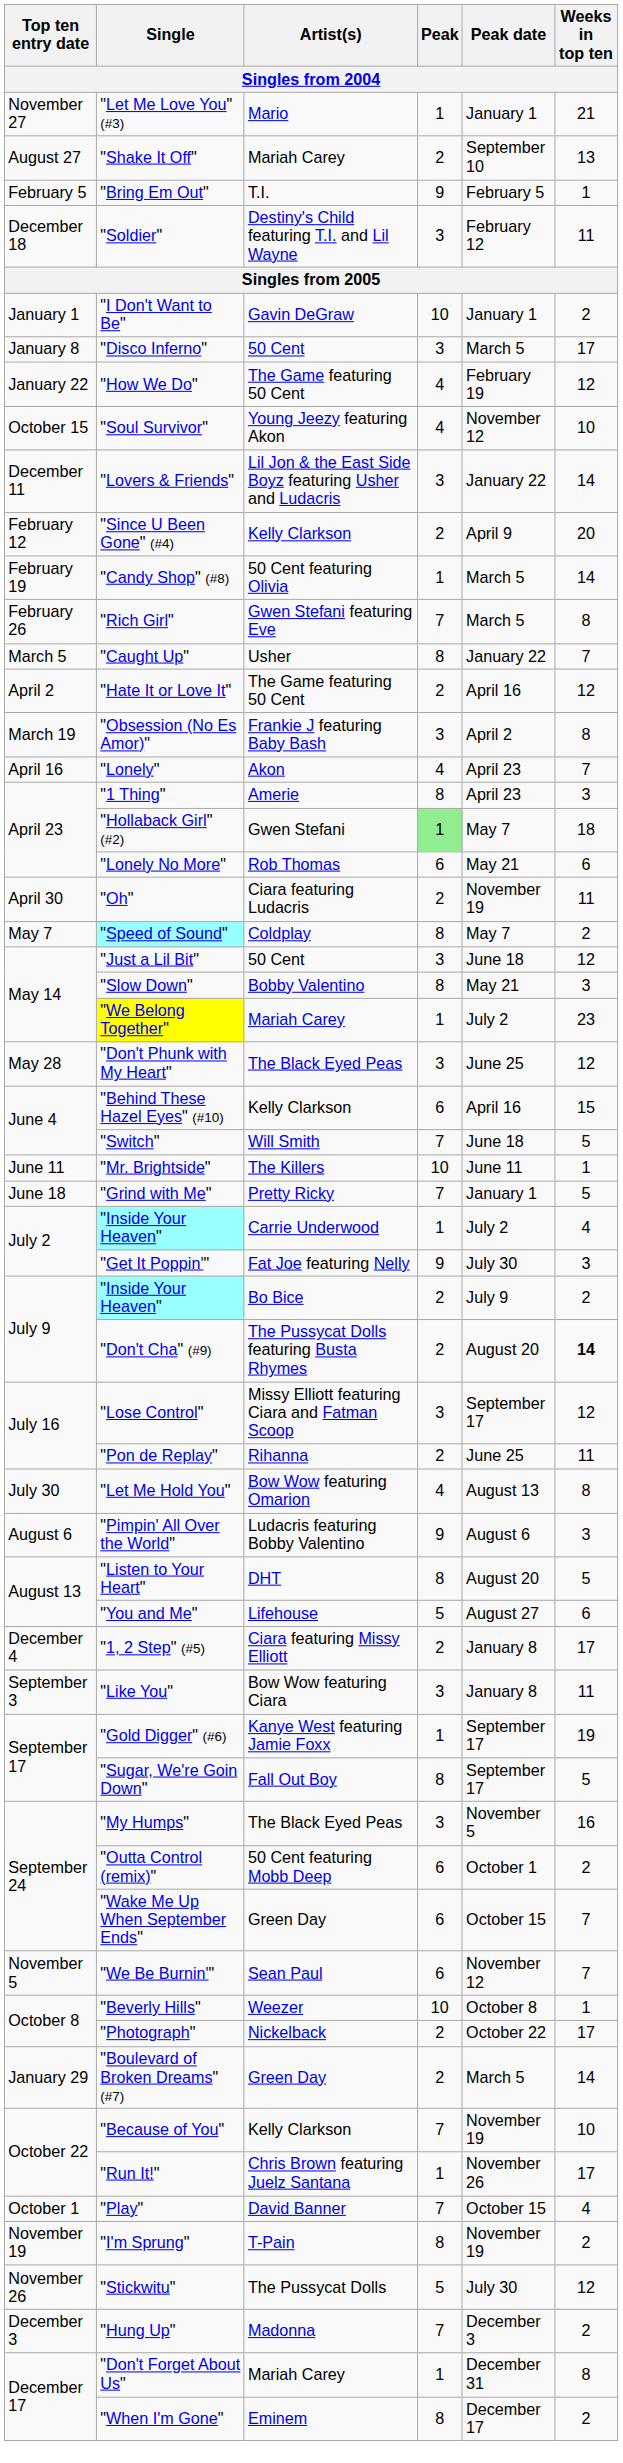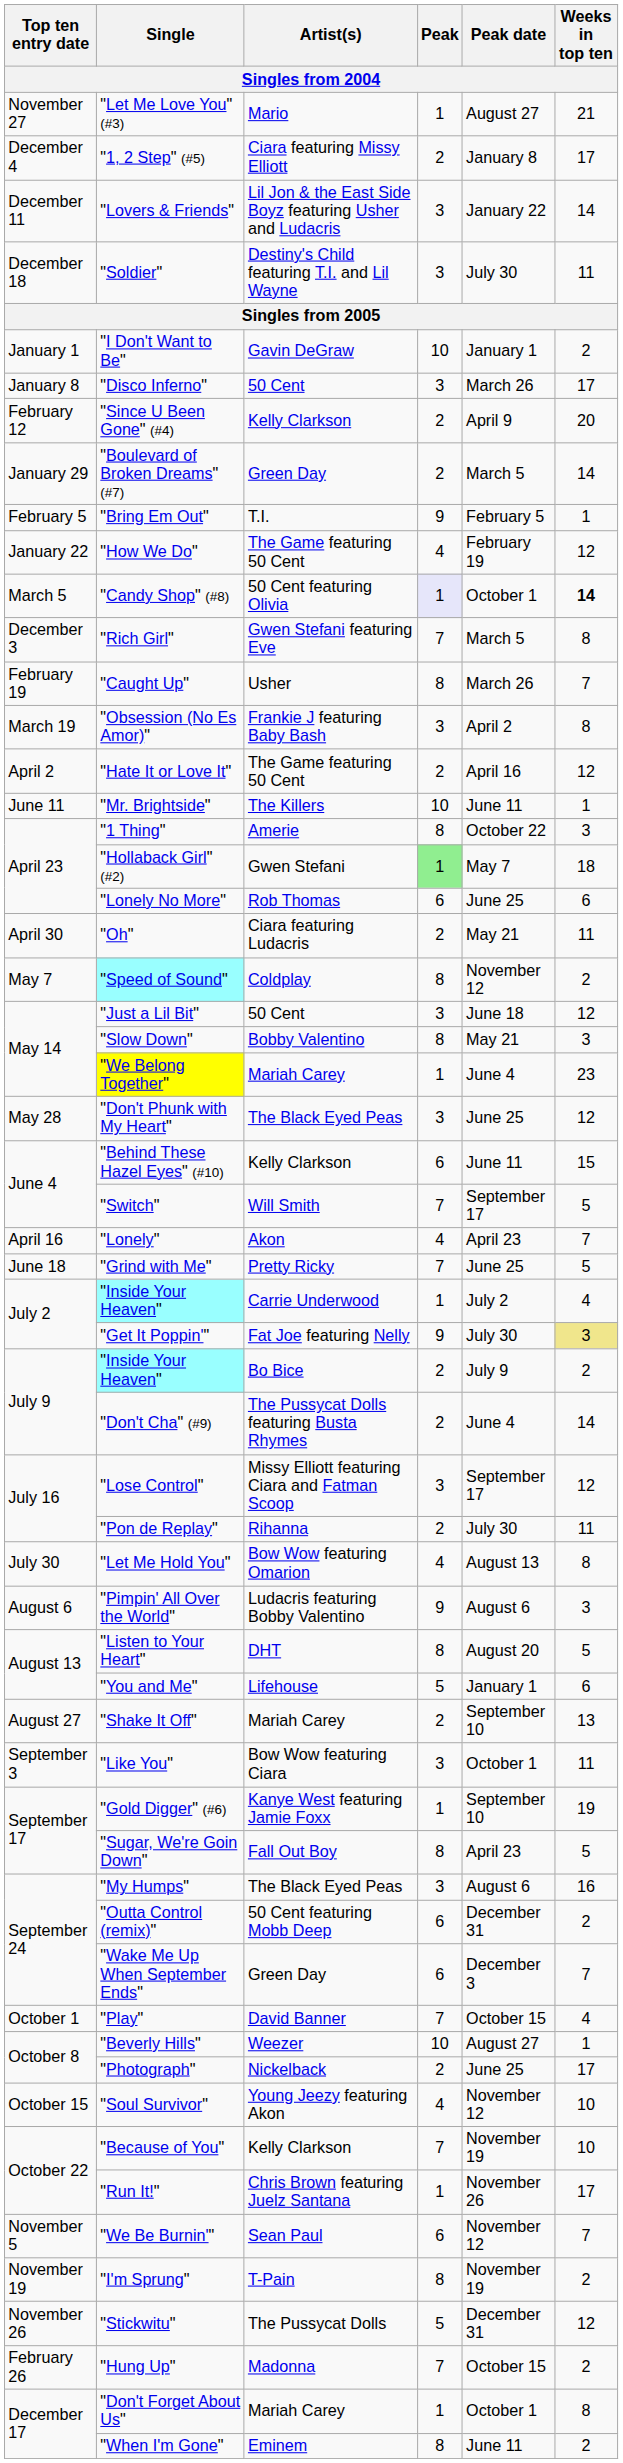(502, 114) January 1 -> (502, 114) August 27
rows swapped: (153, 1648) <-> (149, 157)
rows swapped: (167, 481) <-> (155, 192)
(498, 236) February 12 -> (492, 272) July 30
(495, 349) March 5 -> (500, 385) March 26
rows swapped: (149, 384) <-> (153, 533)
rows swapped: (159, 2077) <-> (154, 428)
(41, 577) February 19 -> (37, 595) March 5
(440, 577) no background -> (440, 595) lavender background
(495, 577) March 5 -> (502, 595) October 1
(586, 577) normal -> (586, 595) bold
(41, 621) February 26 -> (46, 639) December 3
(37, 656) March 5 -> (41, 683) February 19
(506, 656) January 22 -> (500, 683) March 26
rows swapped: (168, 734) <-> (166, 690)
rows swapped: (130, 769) <-> (155, 1167)
(494, 795) April 23 -> (506, 831) October 22
(493, 864) May 21 -> (495, 900) June 25
(503, 899) November 19 -> (493, 935) May 21
(488, 934) May 7 -> (503, 979) November 12
(487, 1019) July 2 -> (490, 1074) June 4
(494, 1107) April 16 -> (494, 1162) June 11
(495, 1142) June 18 -> (506, 1205) September 17
(502, 1193) January 1 -> (495, 1266) June 25
(586, 1263) no background -> (586, 1335) khaki background
(502, 1350) August 20 -> (490, 1423) June 4
(586, 1350) bold -> (586, 1423) normal
(495, 1456) June 25 -> (492, 1529) July 30
(502, 1613) August 27 -> (502, 1686) January 1
(502, 1692) January 8 -> (502, 1764) October 1
(506, 1735) September 17 -> (506, 1808) September 10
(506, 1779) September 17 -> (494, 1852) April 23
(503, 1823) November 5 -> (498, 1887) August 6
(502, 1867) October 1 -> (503, 1921) December 31
(506, 1920) October 15 -> (503, 1974) December 3
rows swapped: (122, 2208) <-> (157, 1973)
(502, 2007) October 8 -> (502, 2044) August 27
(506, 2033) October 22 -> (495, 2069) June 25
(492, 2287) July 30 -> (503, 2323) December 31
(46, 2330) December 3 -> (41, 2367) February 26
(503, 2330) December 3 -> (506, 2367) October 15
(503, 2374) December 31 -> (502, 2411) October 1
(503, 2418) December 17 -> (494, 2445) June 11
